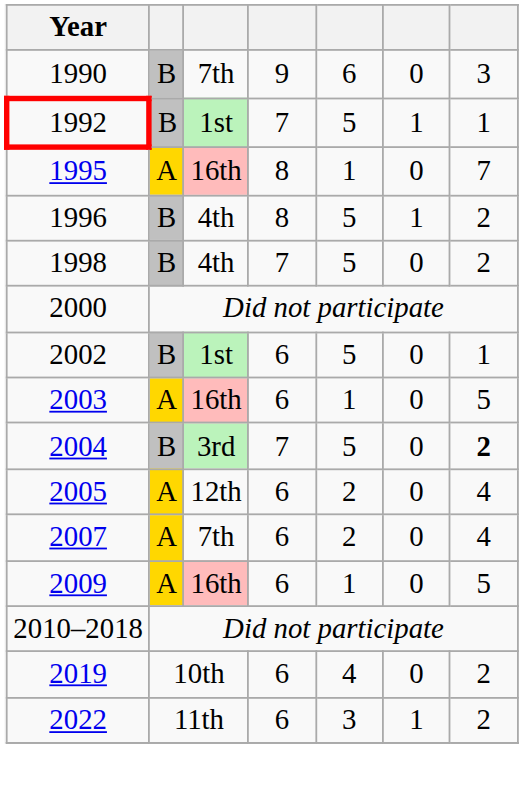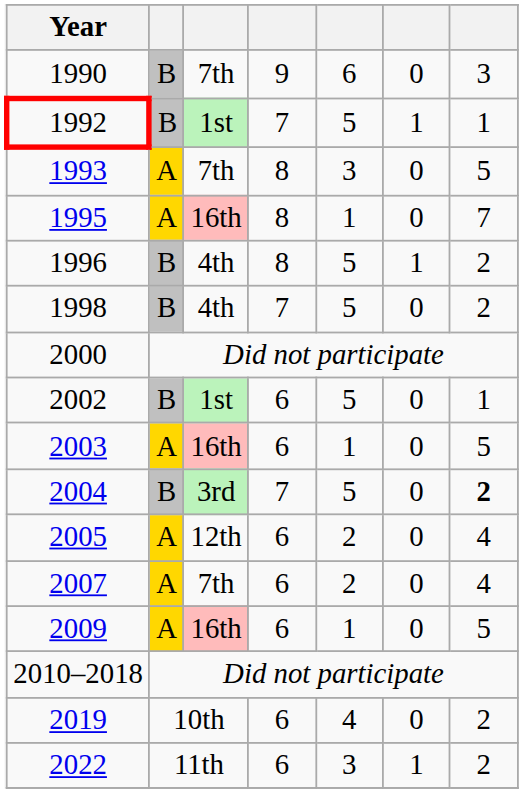+ row: (78, 171)
